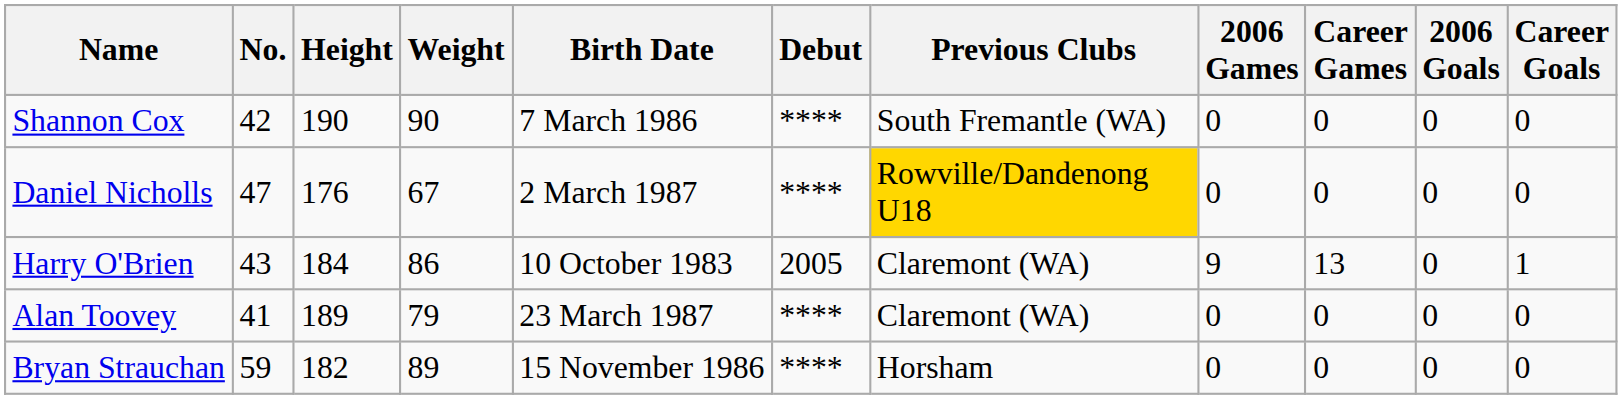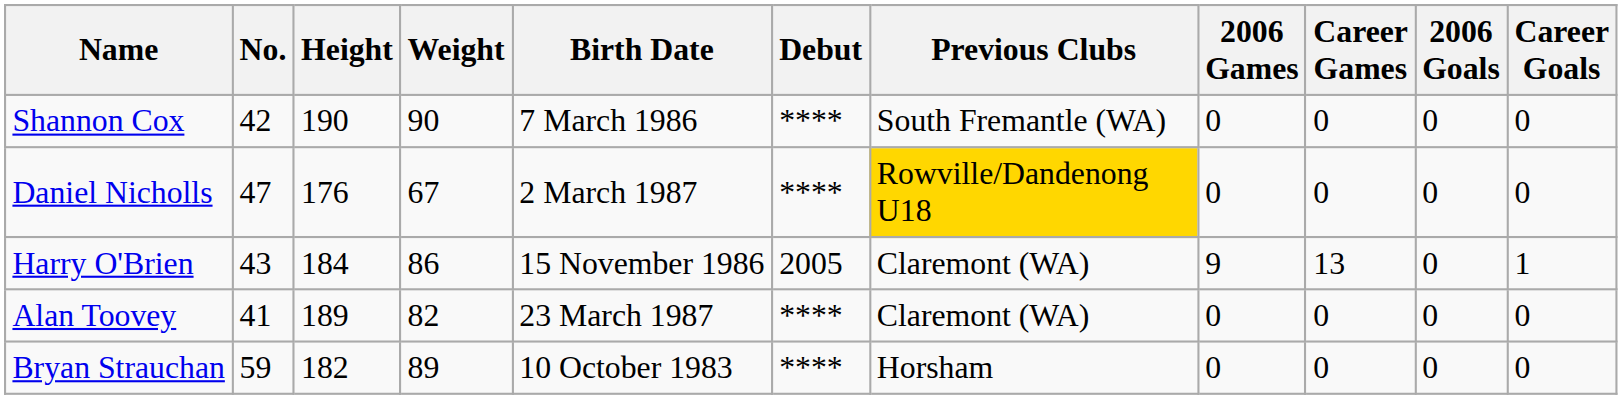(626, 263) 10 October 1983 -> (642, 263) 15 November 1986
(423, 315) 79 -> (423, 315) 82
(642, 368) 15 November 1986 -> (626, 368) 10 October 1983
